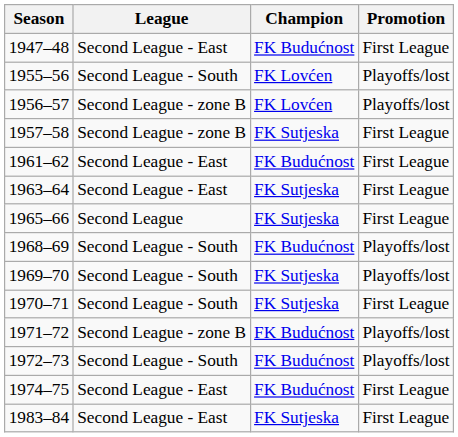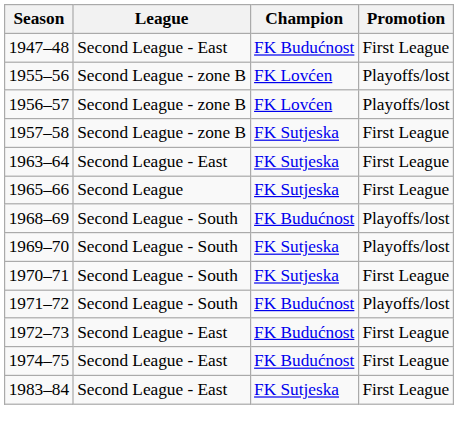(158, 76) Second League - South -> (162, 76) Second League - zone B
- row: (39, 161)
(162, 332) Second League - zone B -> (158, 304) Second League - South
(158, 361) Second League - South -> (152, 332) Second League - East
(406, 361) Playoffs/lost -> (406, 332) First League
